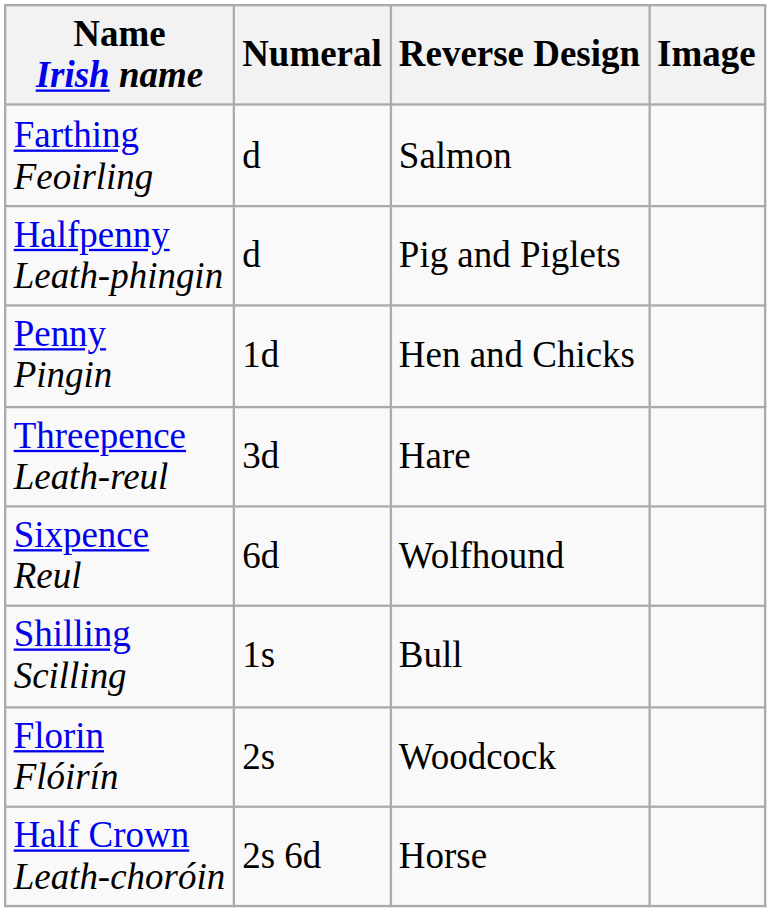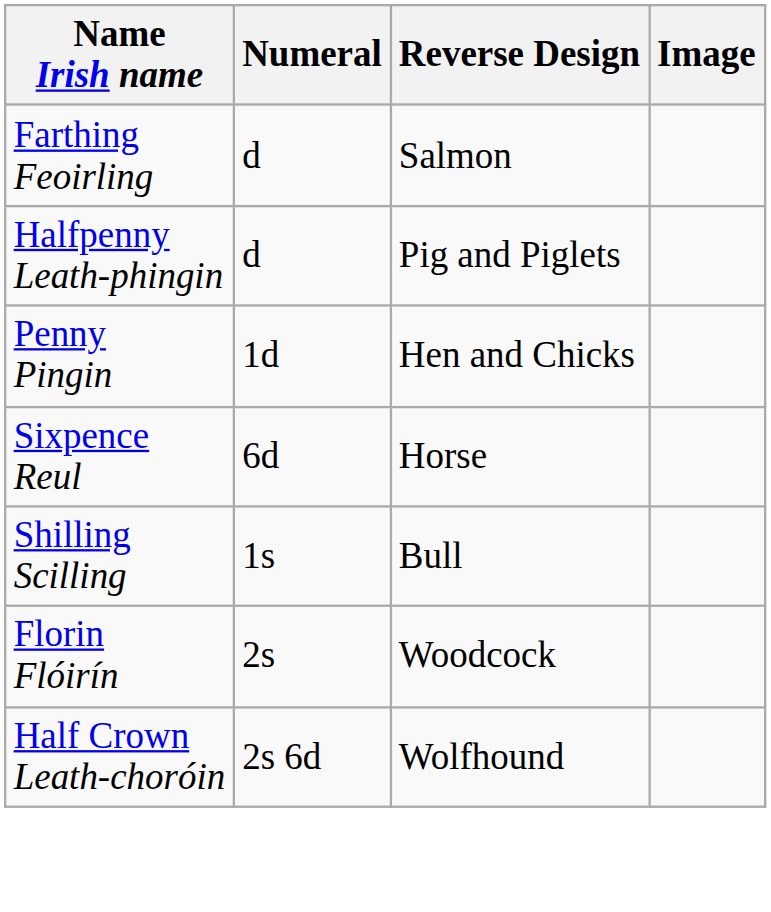- row: (100, 455)
(482, 555) Wolfhound -> (443, 455) Horse
(443, 856) Horse -> (482, 755) Wolfhound
